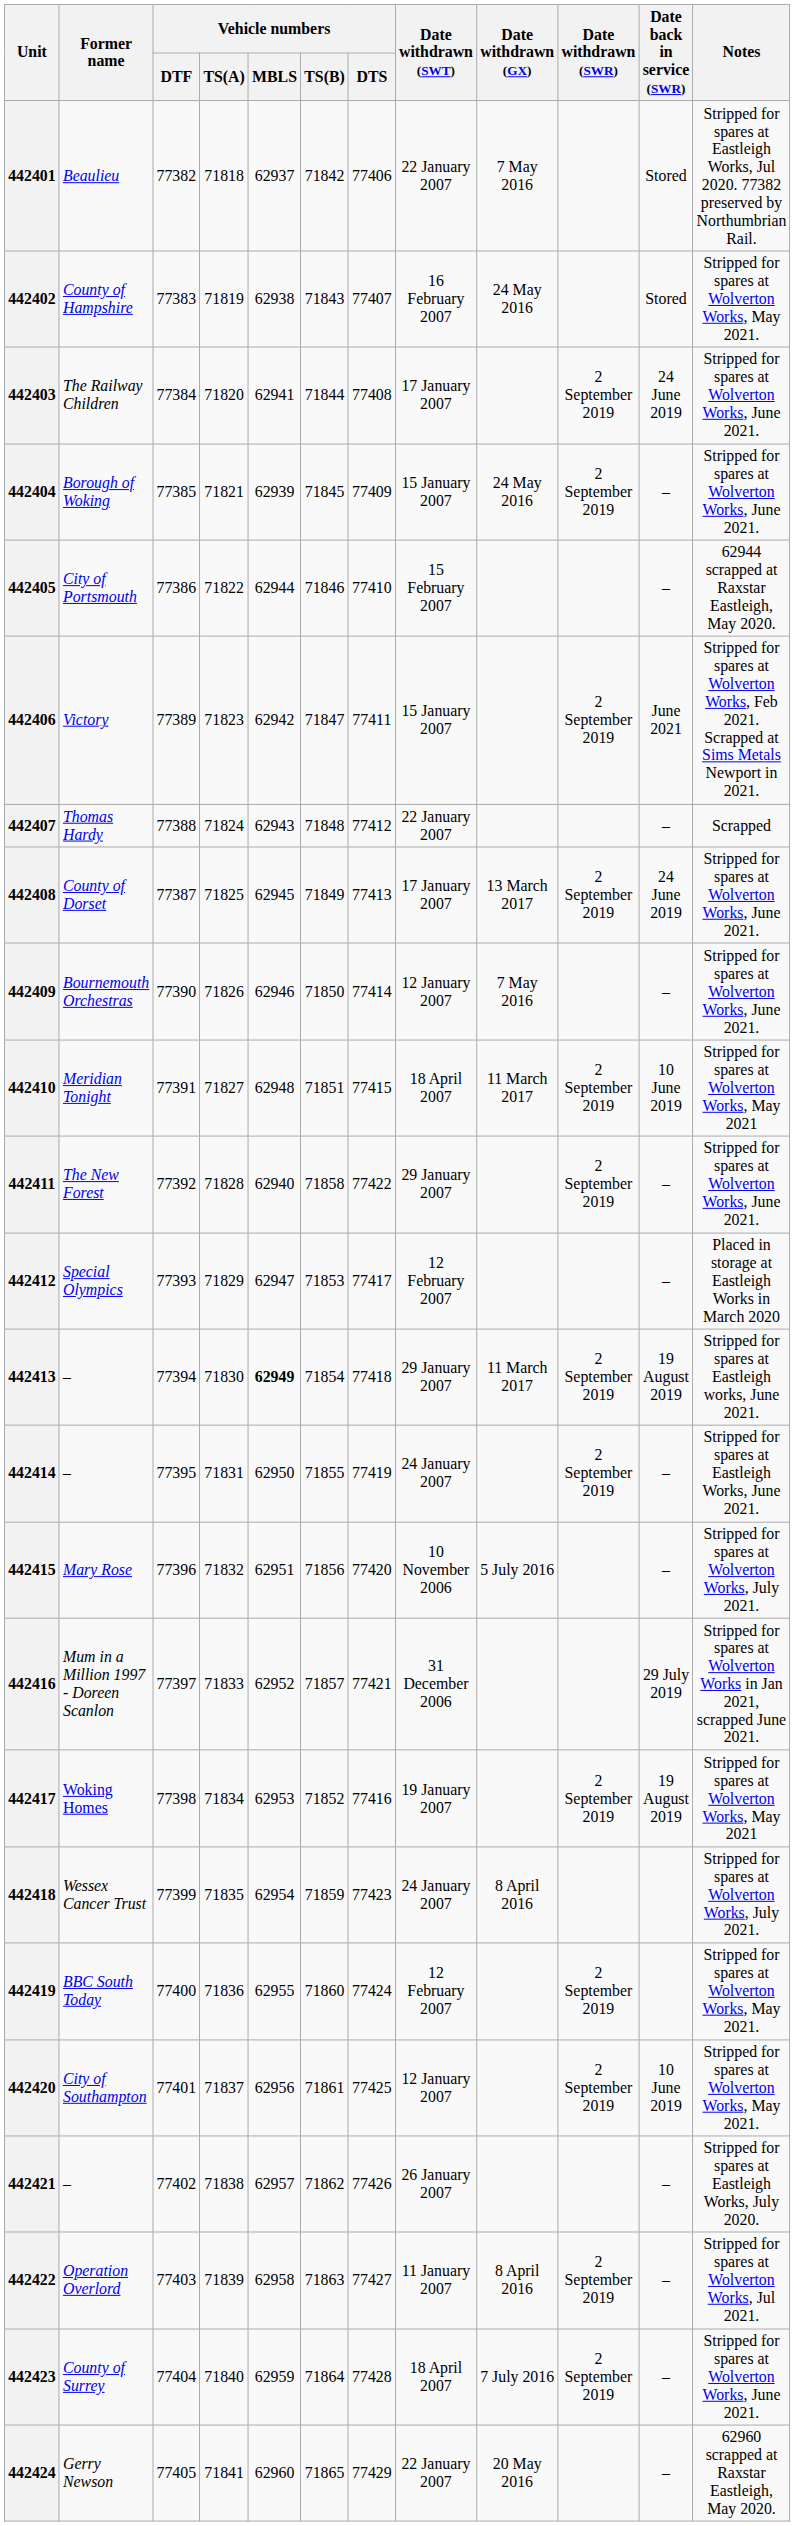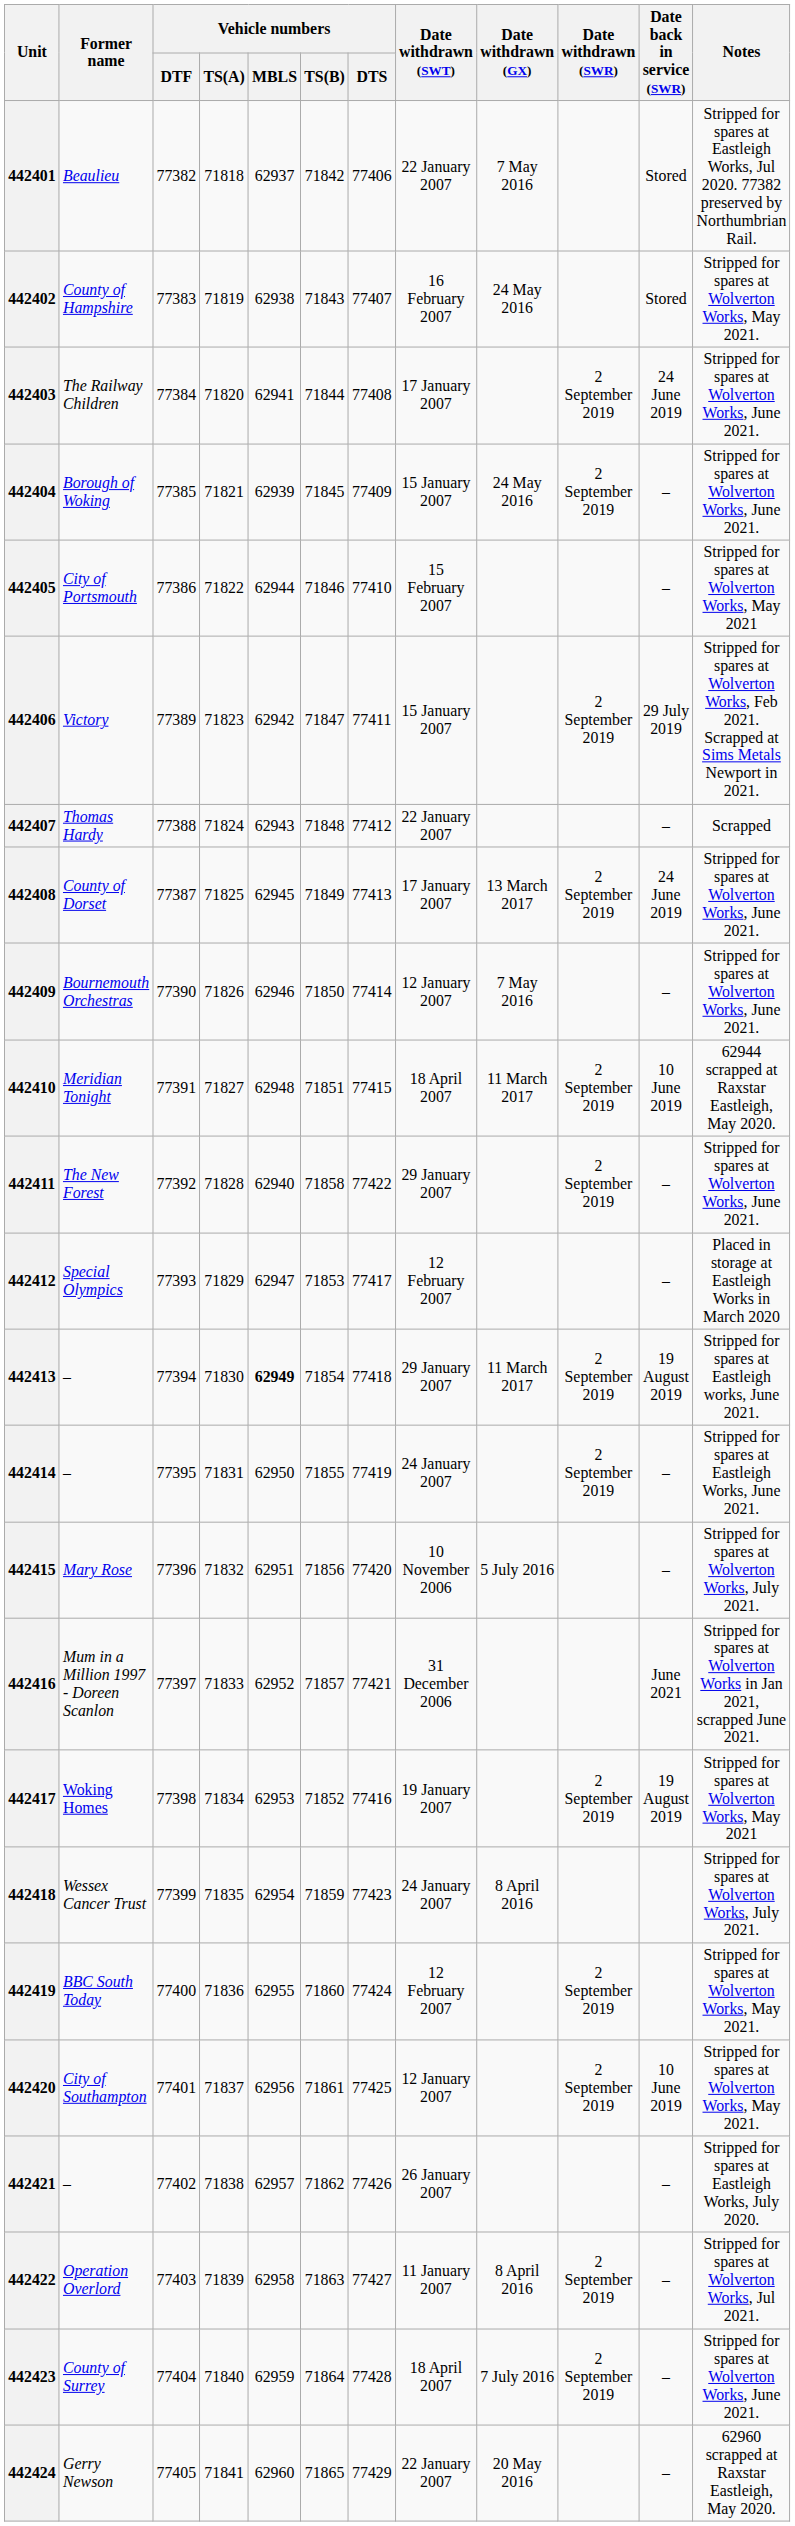(741, 588) 62944 scrapped at Raxstar Eastleigh, May 2020. -> (741, 588) Stripped for spares at Wolverton Works, May 2021
(666, 720) June 2021 -> (666, 720) 29 July 2019
(741, 1087) Stripped for spares at Wolverton Works, May 2021 -> (741, 1087) 62944 scrapped at Raxstar Eastleigh, May 2020.
(666, 1684) 29 July 2019 -> (666, 1684) June 2021
